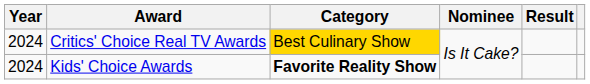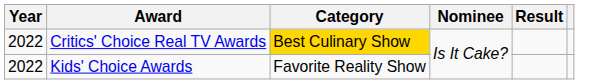(26, 41) 2024 -> (26, 41) 2022
(26, 66) 2024 -> (26, 66) 2022
(355, 66) bold -> (350, 66) normal
